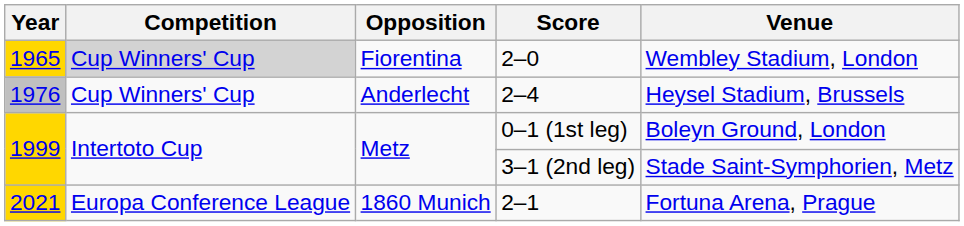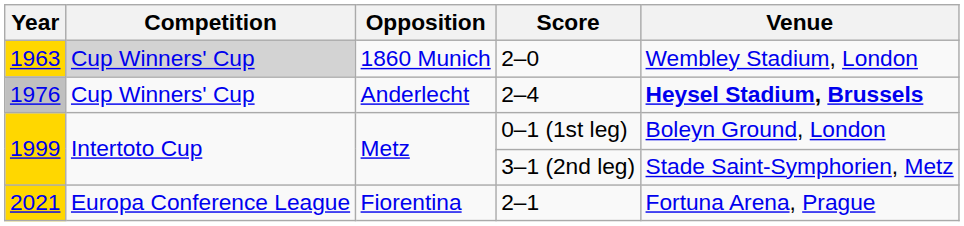(35, 58) 1965 -> (35, 58) 1963
(411, 58) Fiorentina -> (426, 58) 1860 Munich
(775, 94) normal -> (784, 94) bold
(426, 202) 1860 Munich -> (411, 202) Fiorentina
